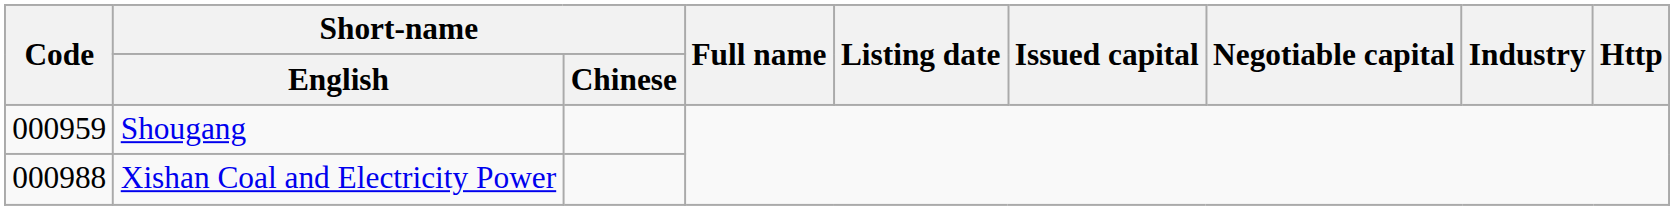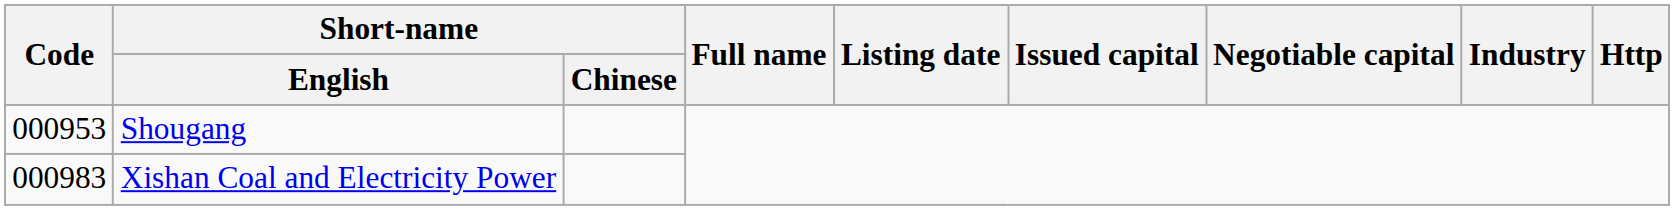(59, 128) 000959 -> (59, 128) 000953
(59, 178) 000988 -> (59, 178) 000983
